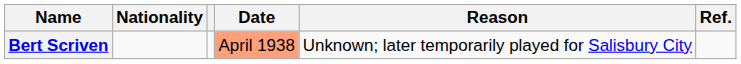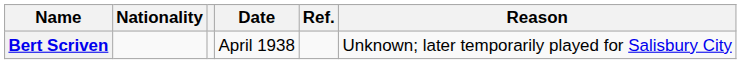columns swapped: (497, 17) <-> (716, 17)
(257, 44) lightsalmon background -> (257, 44) no background
